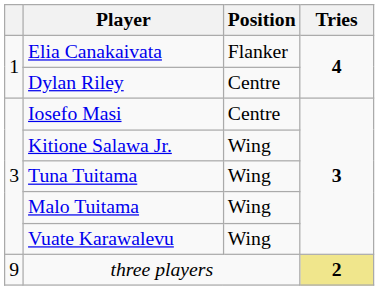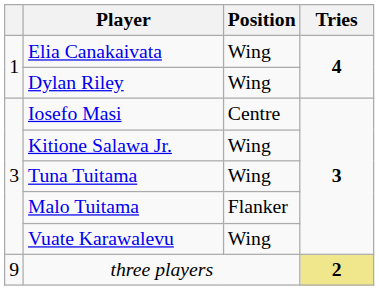(258, 51) Flanker -> (249, 51) Wing
(254, 82) Centre -> (249, 82) Wing
(249, 207) Wing -> (258, 207) Flanker
